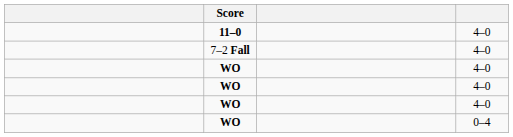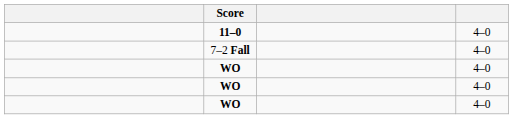- row: (230, 123)
